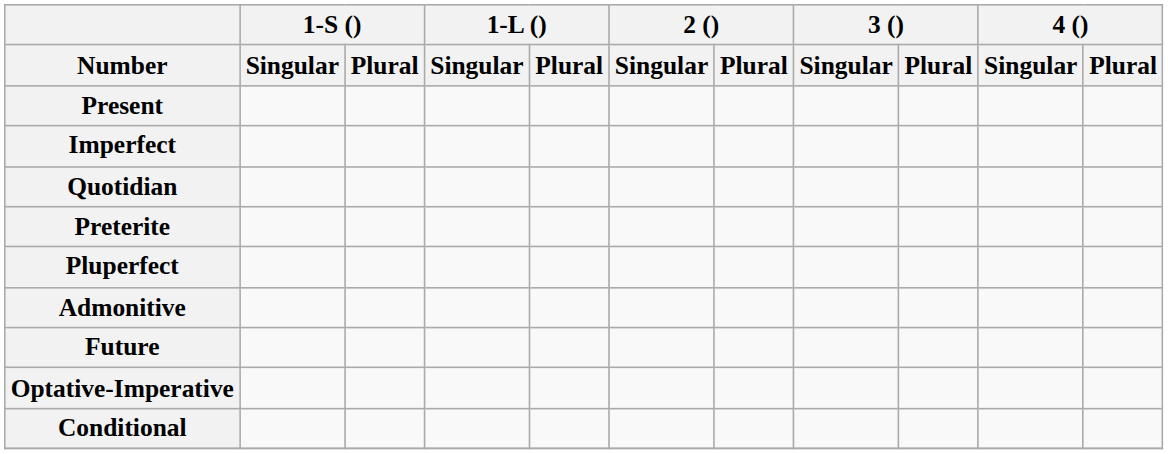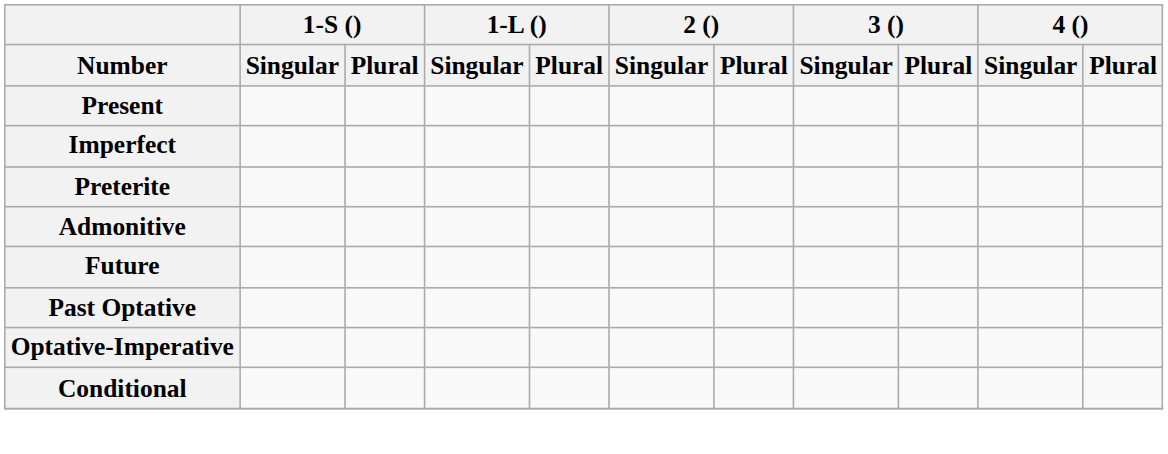- row: (122, 186)
- row: (122, 266)
+ row: (122, 307)
